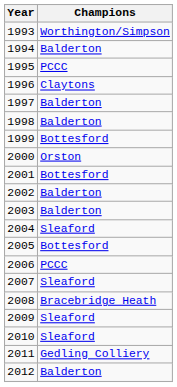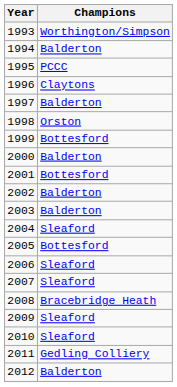(71, 121) Balderton -> (61, 121) Orston
(61, 157) Orston -> (71, 157) Balderton
(54, 265) PCCC -> (68, 265) Sleaford
